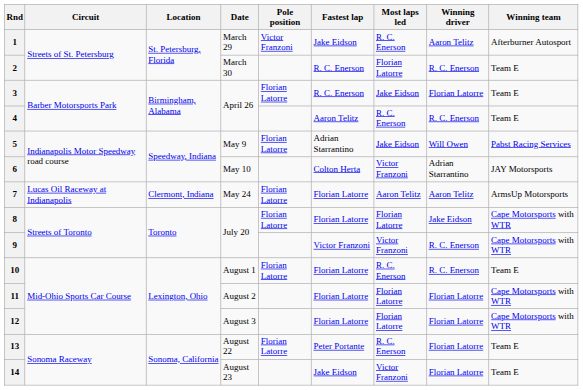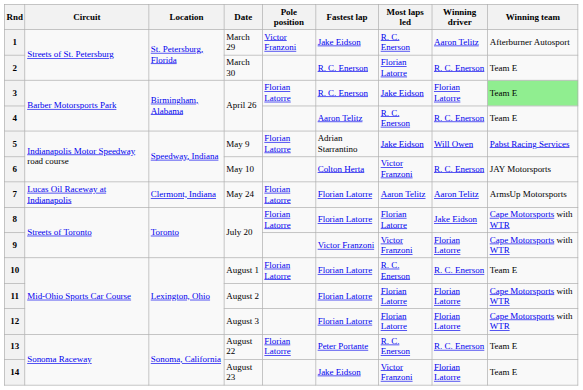(505, 92) no background -> (503, 92) lightgreen background
(449, 168) Adrian Starrantino -> (459, 168) R. C. Enerson
(454, 245) R. C. Enerson -> (447, 245) Florian Latorre
(456, 346) Florian Latorre -> (459, 346) R. C. Enerson
